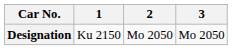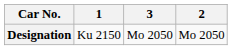columns swapped: (150, 14) <-> (202, 14)
